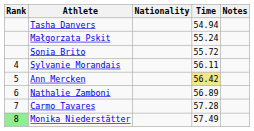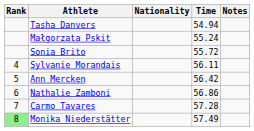(206, 79) khaki background -> (206, 79) no background
(206, 92) 56.89 -> (206, 92) 56.86
